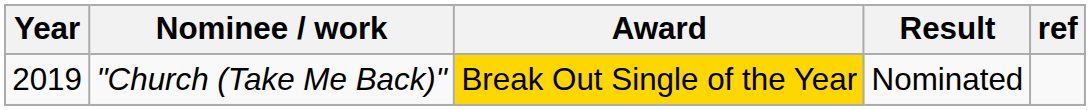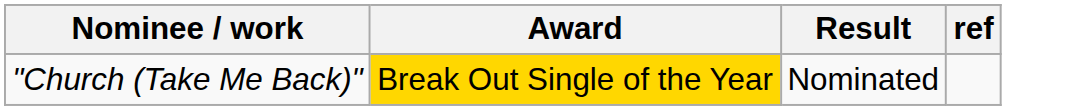- column: (47, 29)
